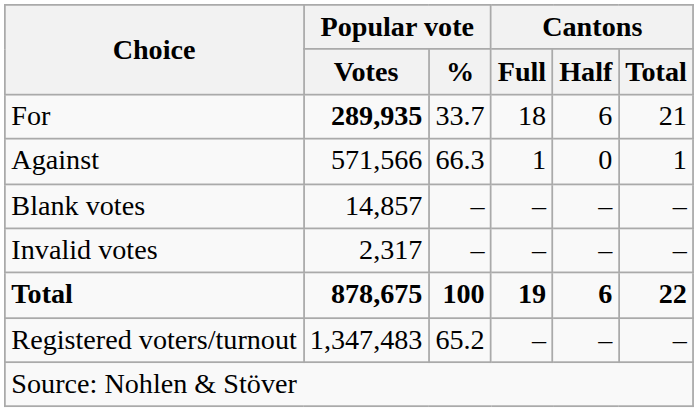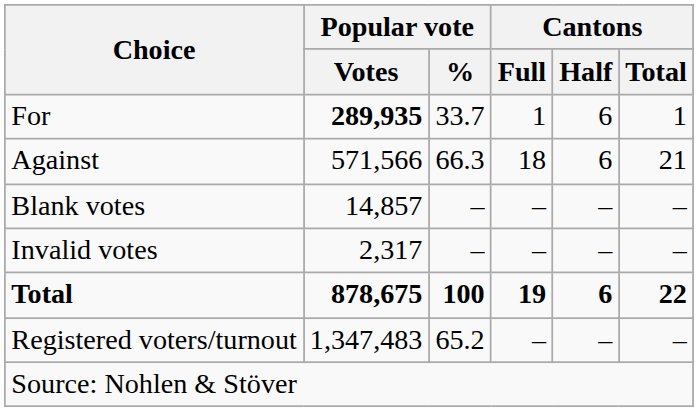(532, 116) 18 -> (539, 116) 1
(673, 116) 21 -> (680, 116) 1
(539, 160) 1 -> (532, 160) 18
(605, 160) 0 -> (605, 160) 6
(680, 160) 1 -> (673, 160) 21
